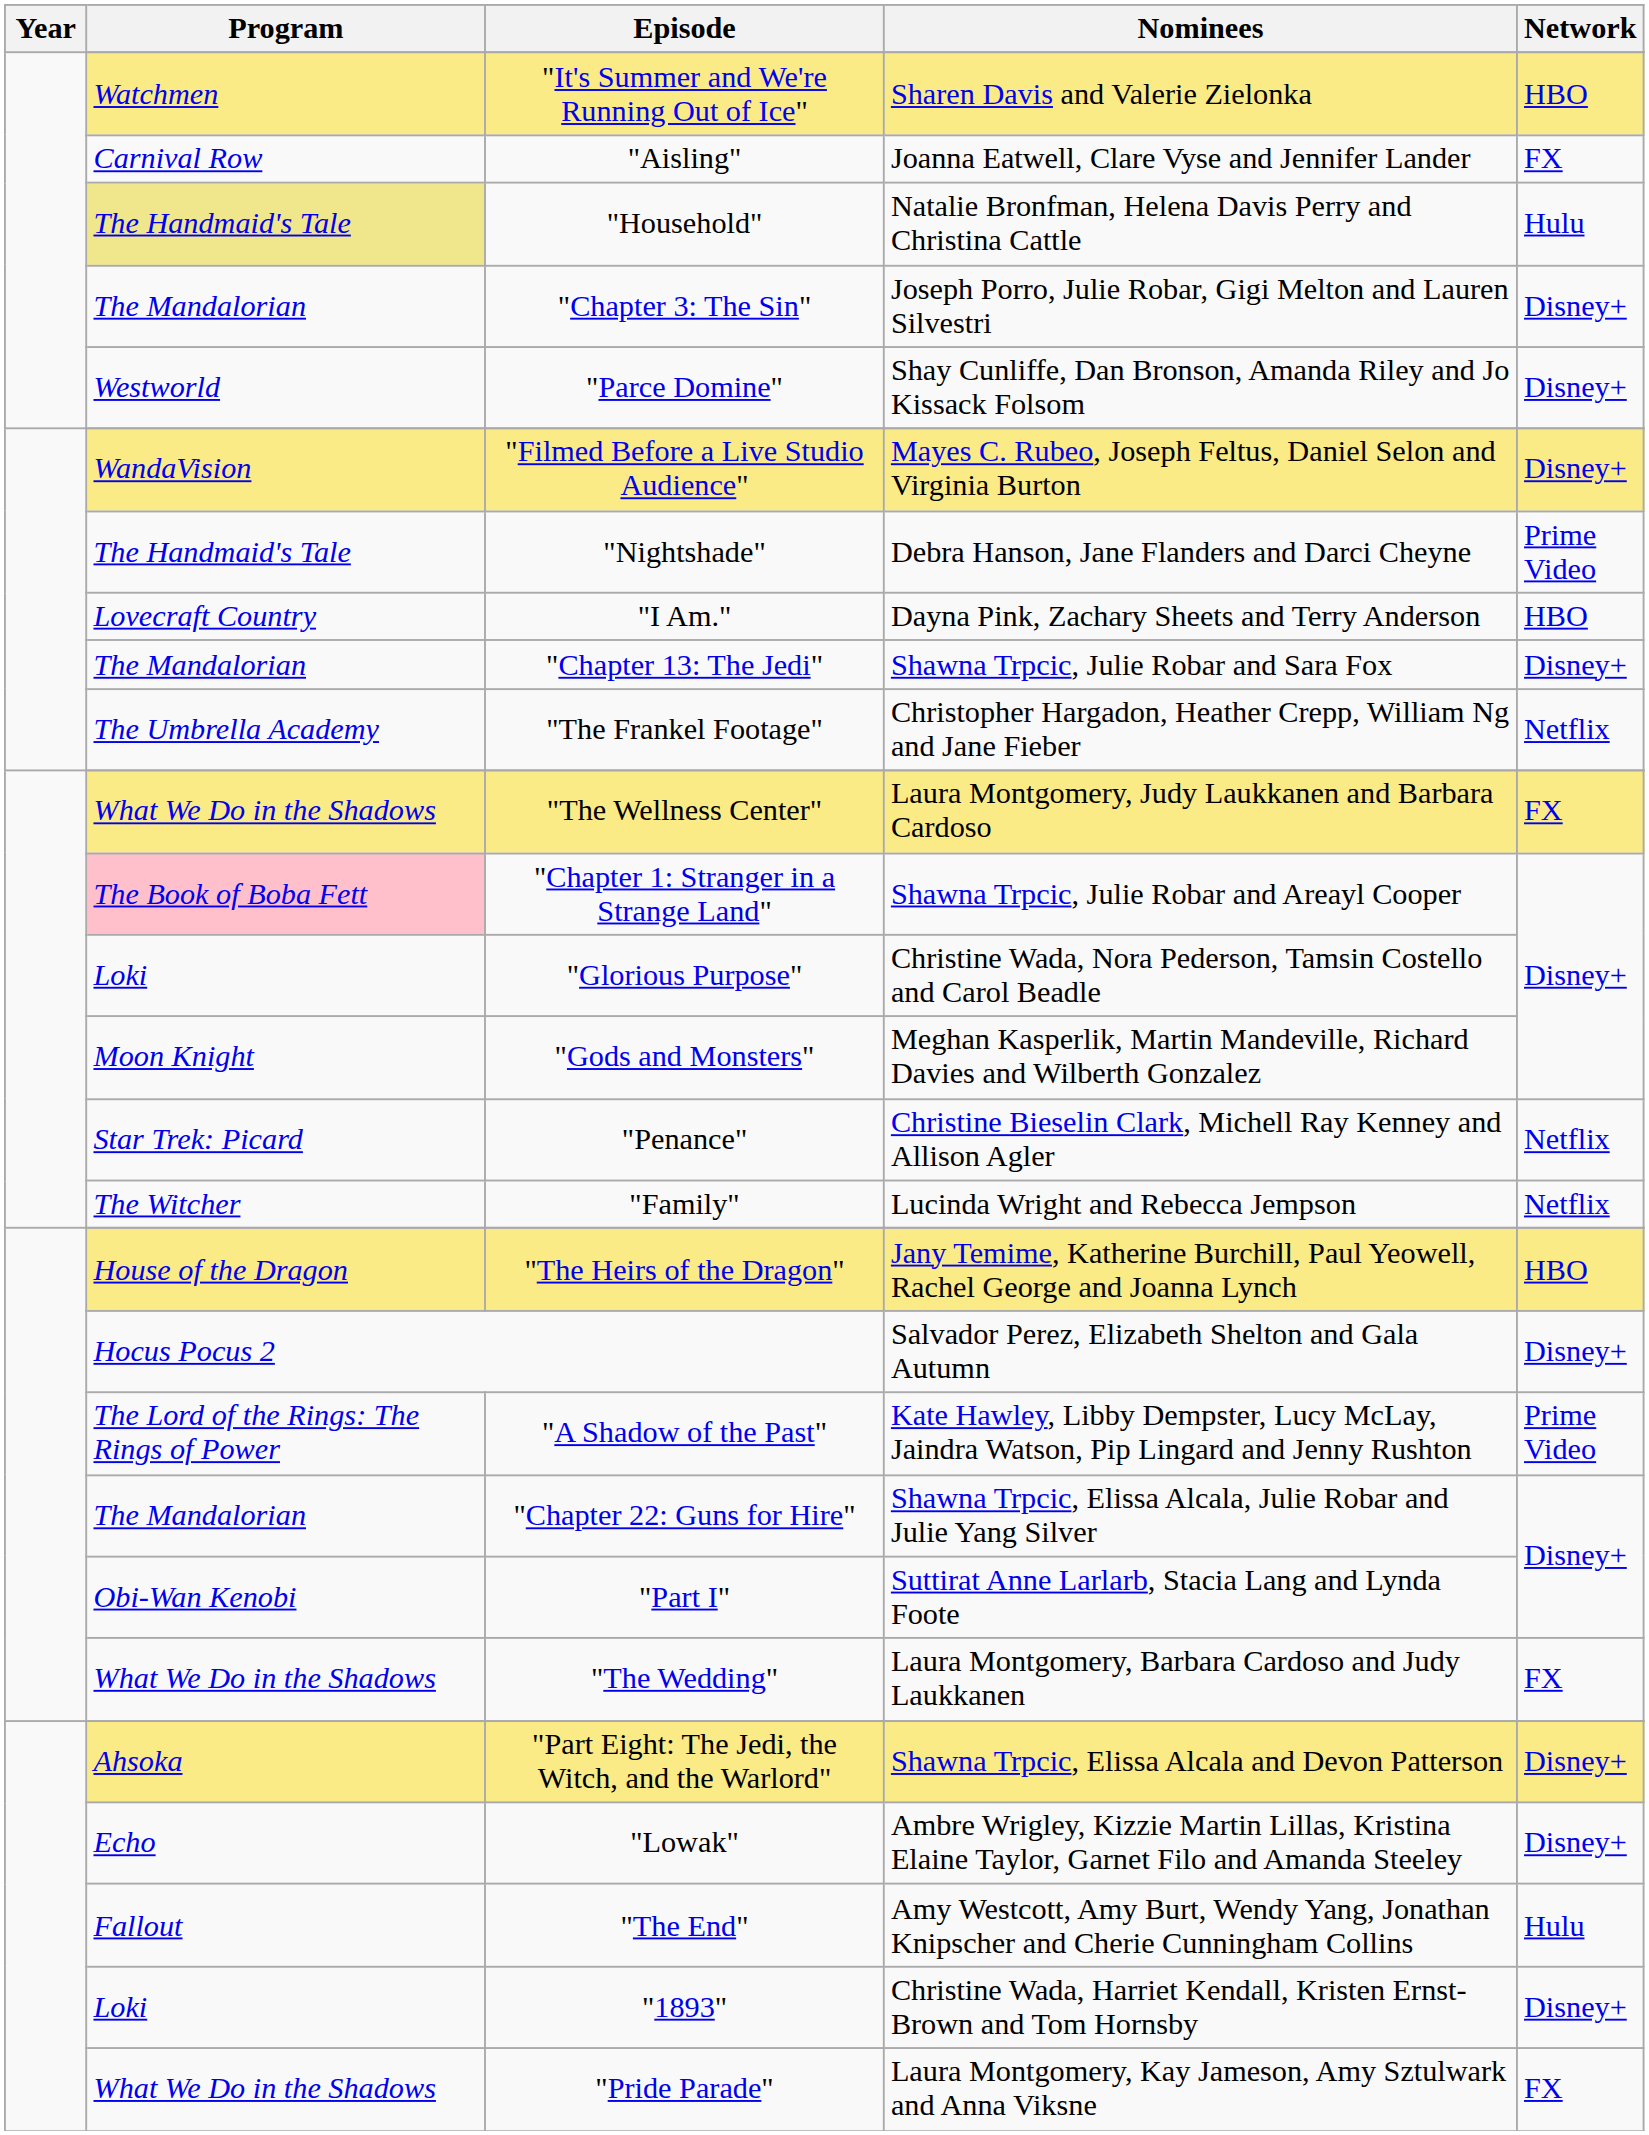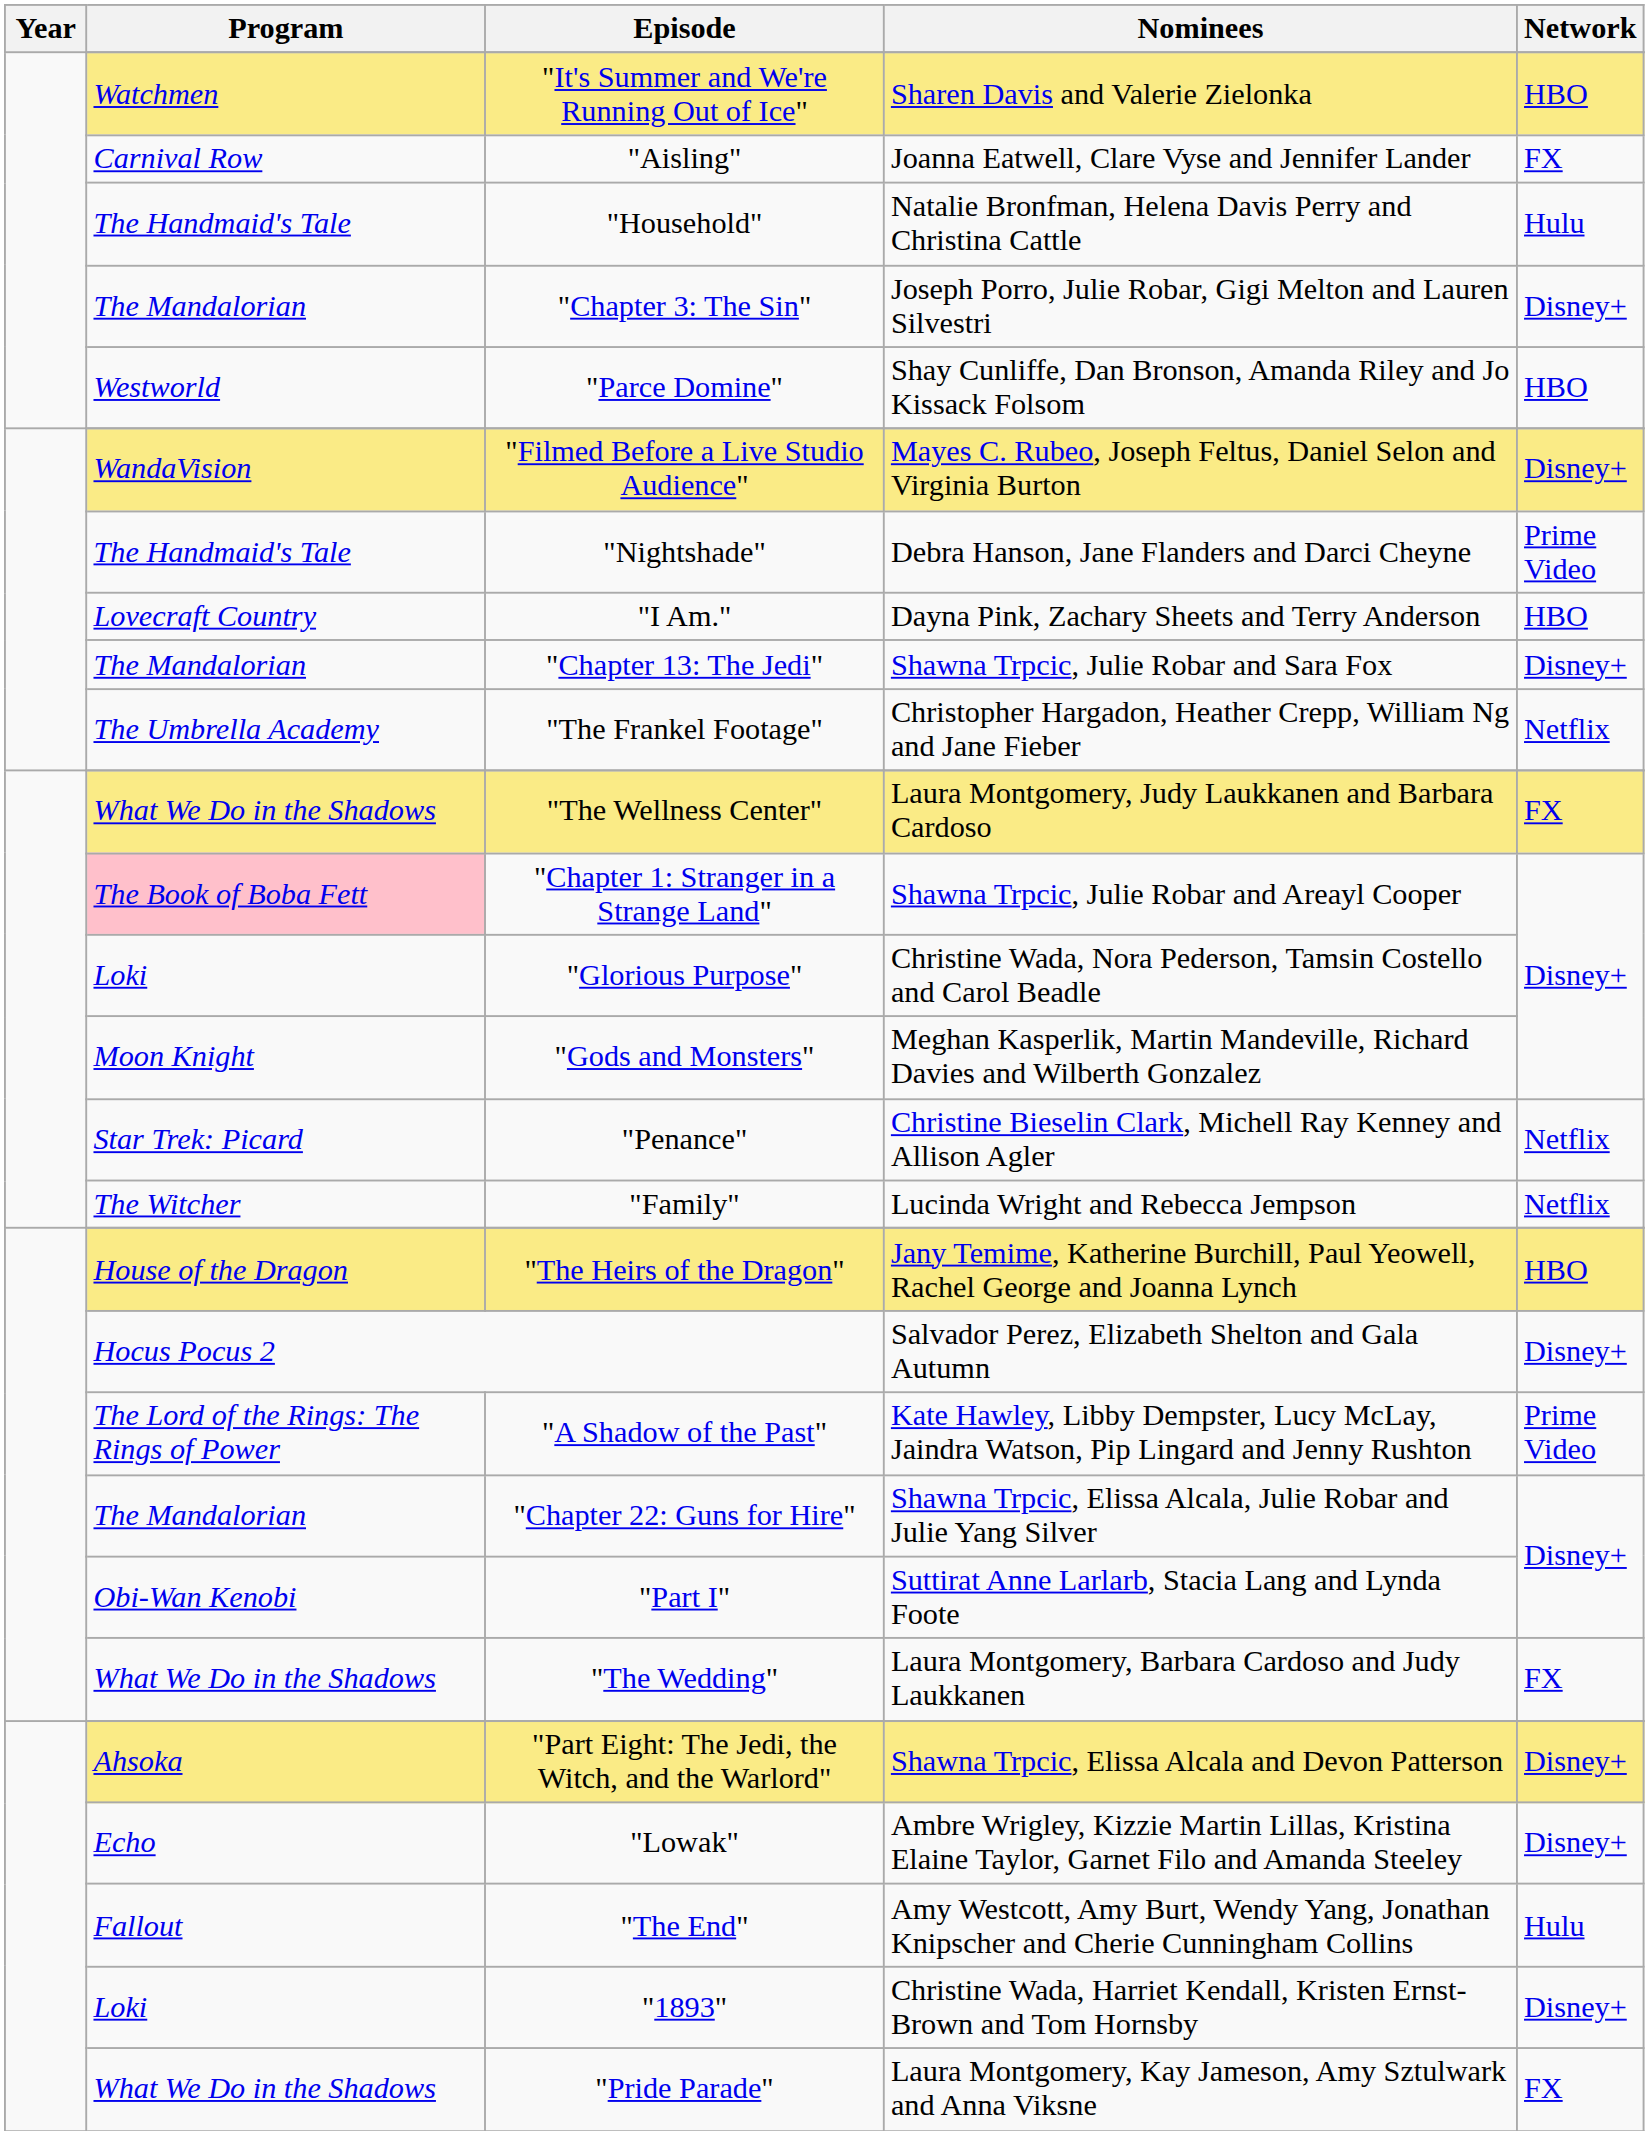(222, 223) khaki background -> (222, 223) no background
(1575, 387) Disney+ -> (1556, 387) HBO
